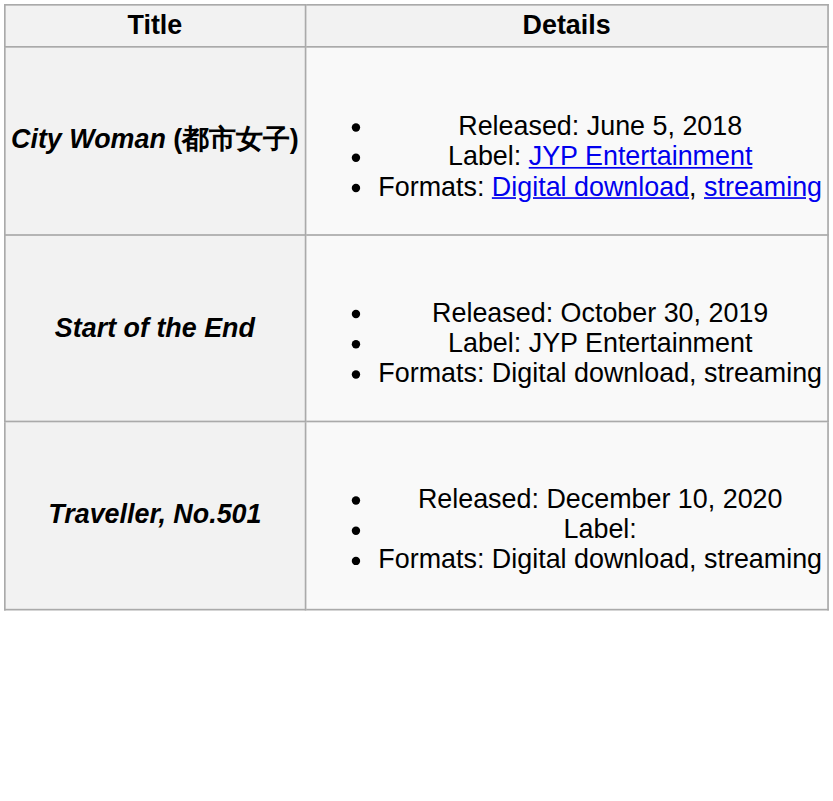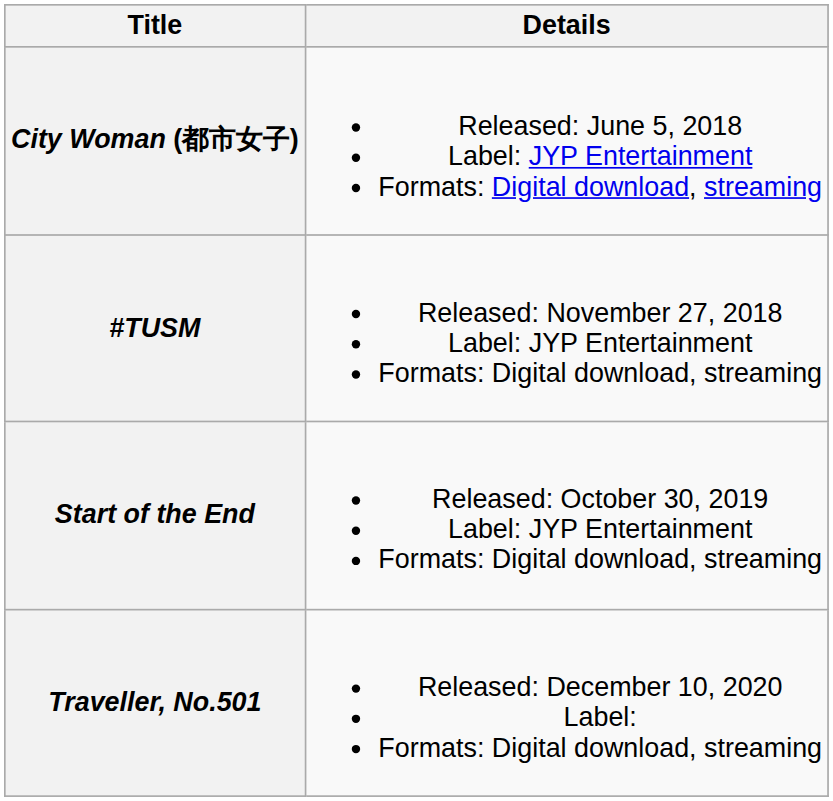+ row: (155, 327)
